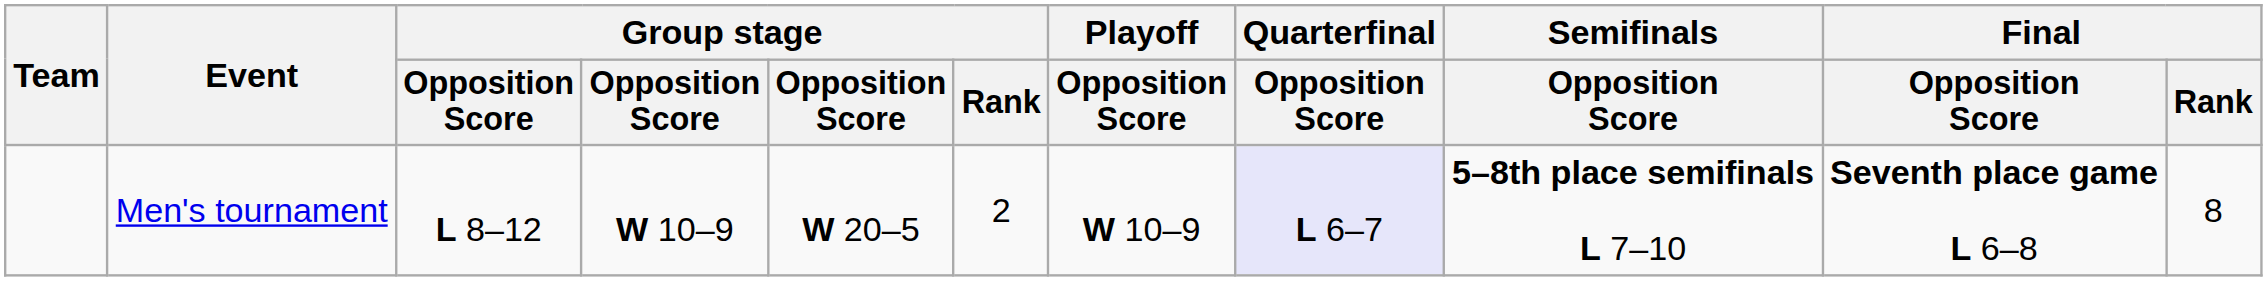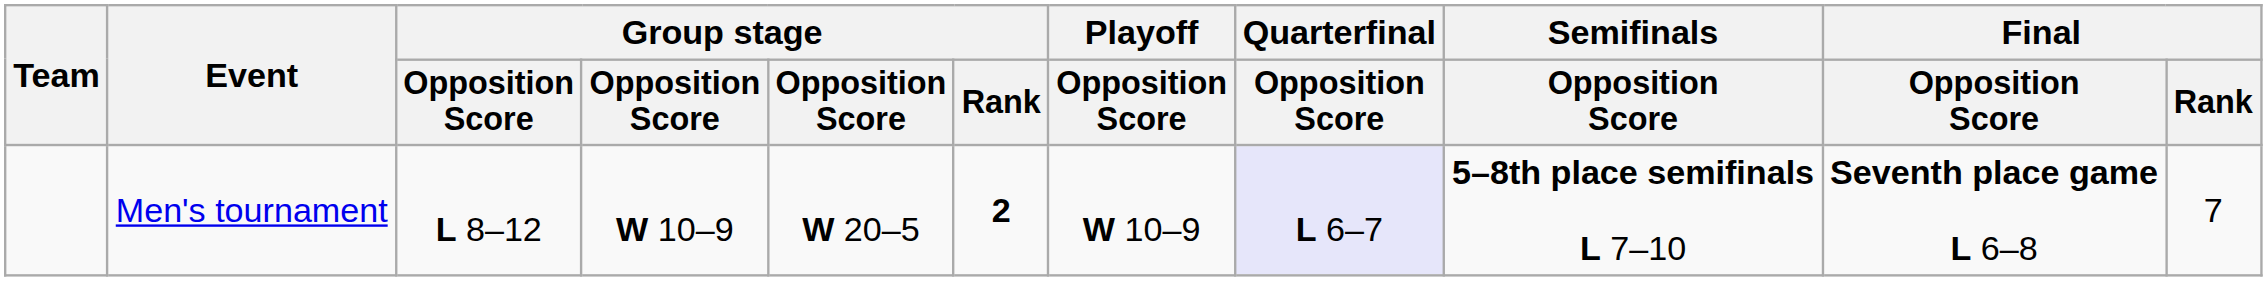(1001, 211) normal -> (1001, 211) bold
(2213, 211) 8 -> (2213, 211) 7
